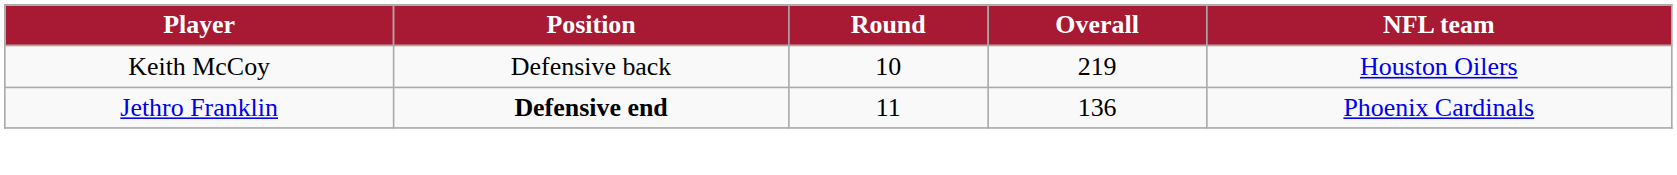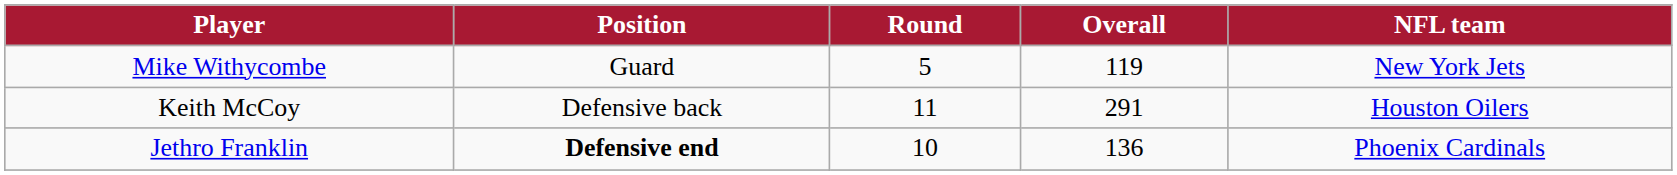+ row: (229, 66)
(888, 66) 10 -> (925, 107) 11
(1097, 66) 219 -> (1124, 107) 291
(888, 107) 11 -> (925, 148) 10
